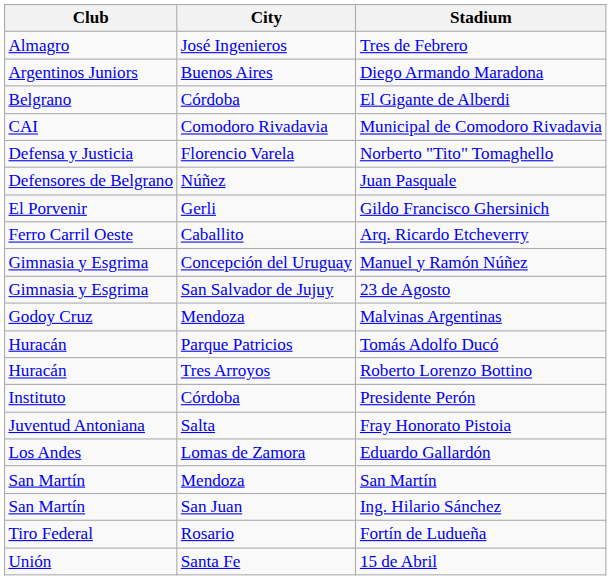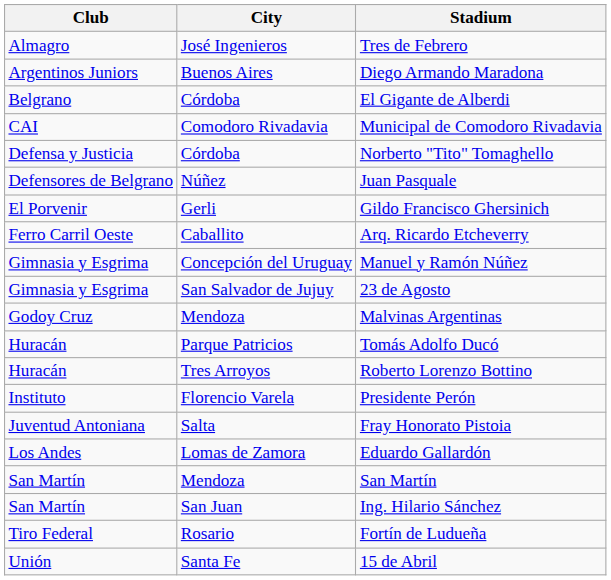(238, 153) Florencio Varela -> (210, 153) Córdoba
(210, 398) Córdoba -> (238, 398) Florencio Varela
